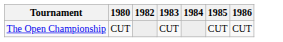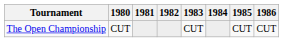+ column: (145, 12)
